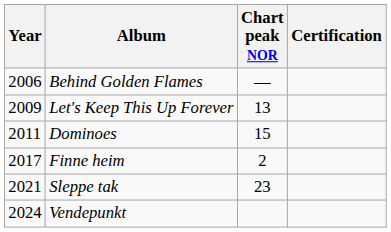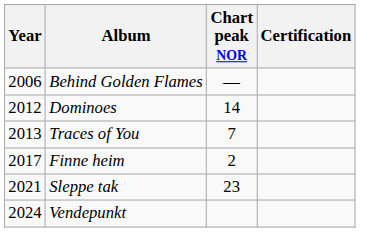- row: (141, 107)
(25, 134) 2011 -> (25, 107) 2012
(262, 134) 15 -> (232, 107) 14
+ row: (94, 134)
